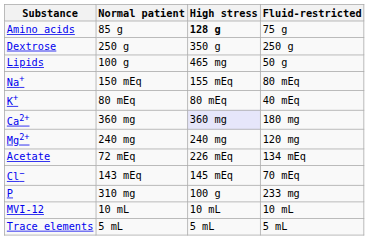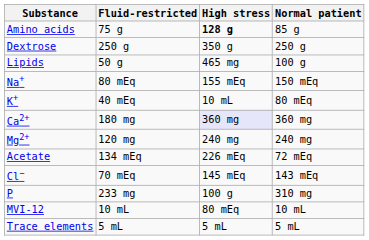columns swapped: (142, 13) <-> (312, 13)
(208, 100) 80 mEq -> (218, 100) 10 mL
(205, 210) 10 mL -> (221, 210) 80 mEq
